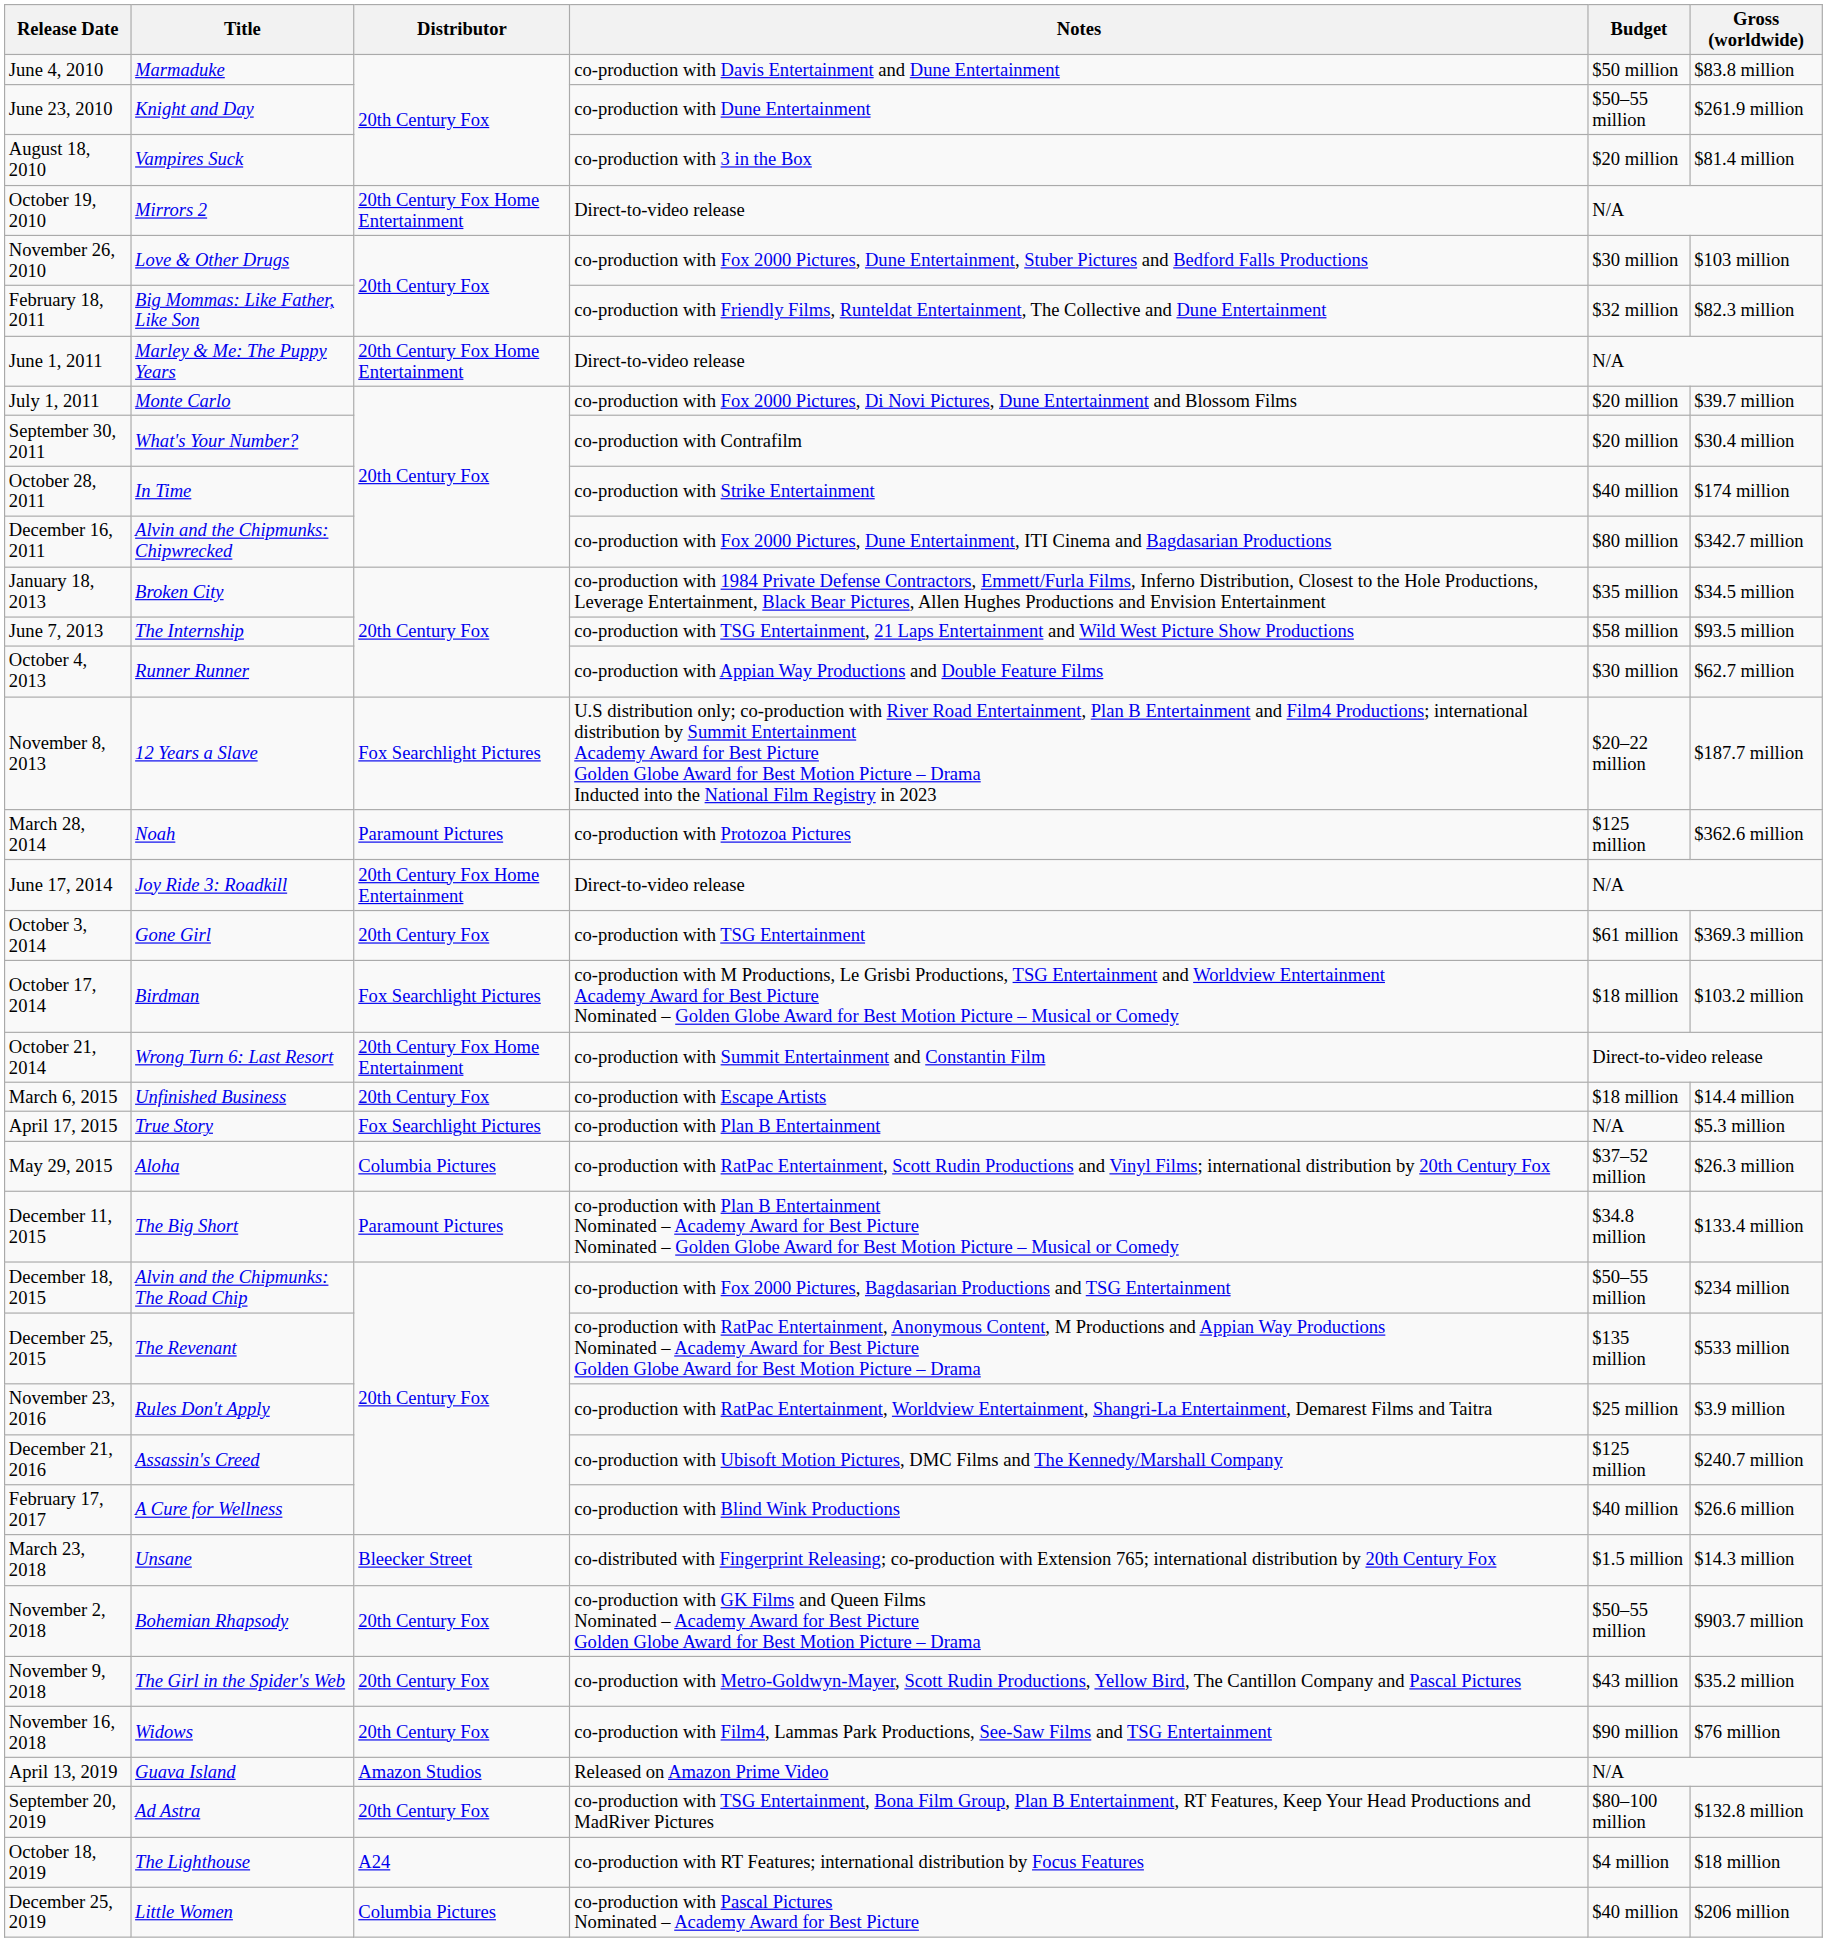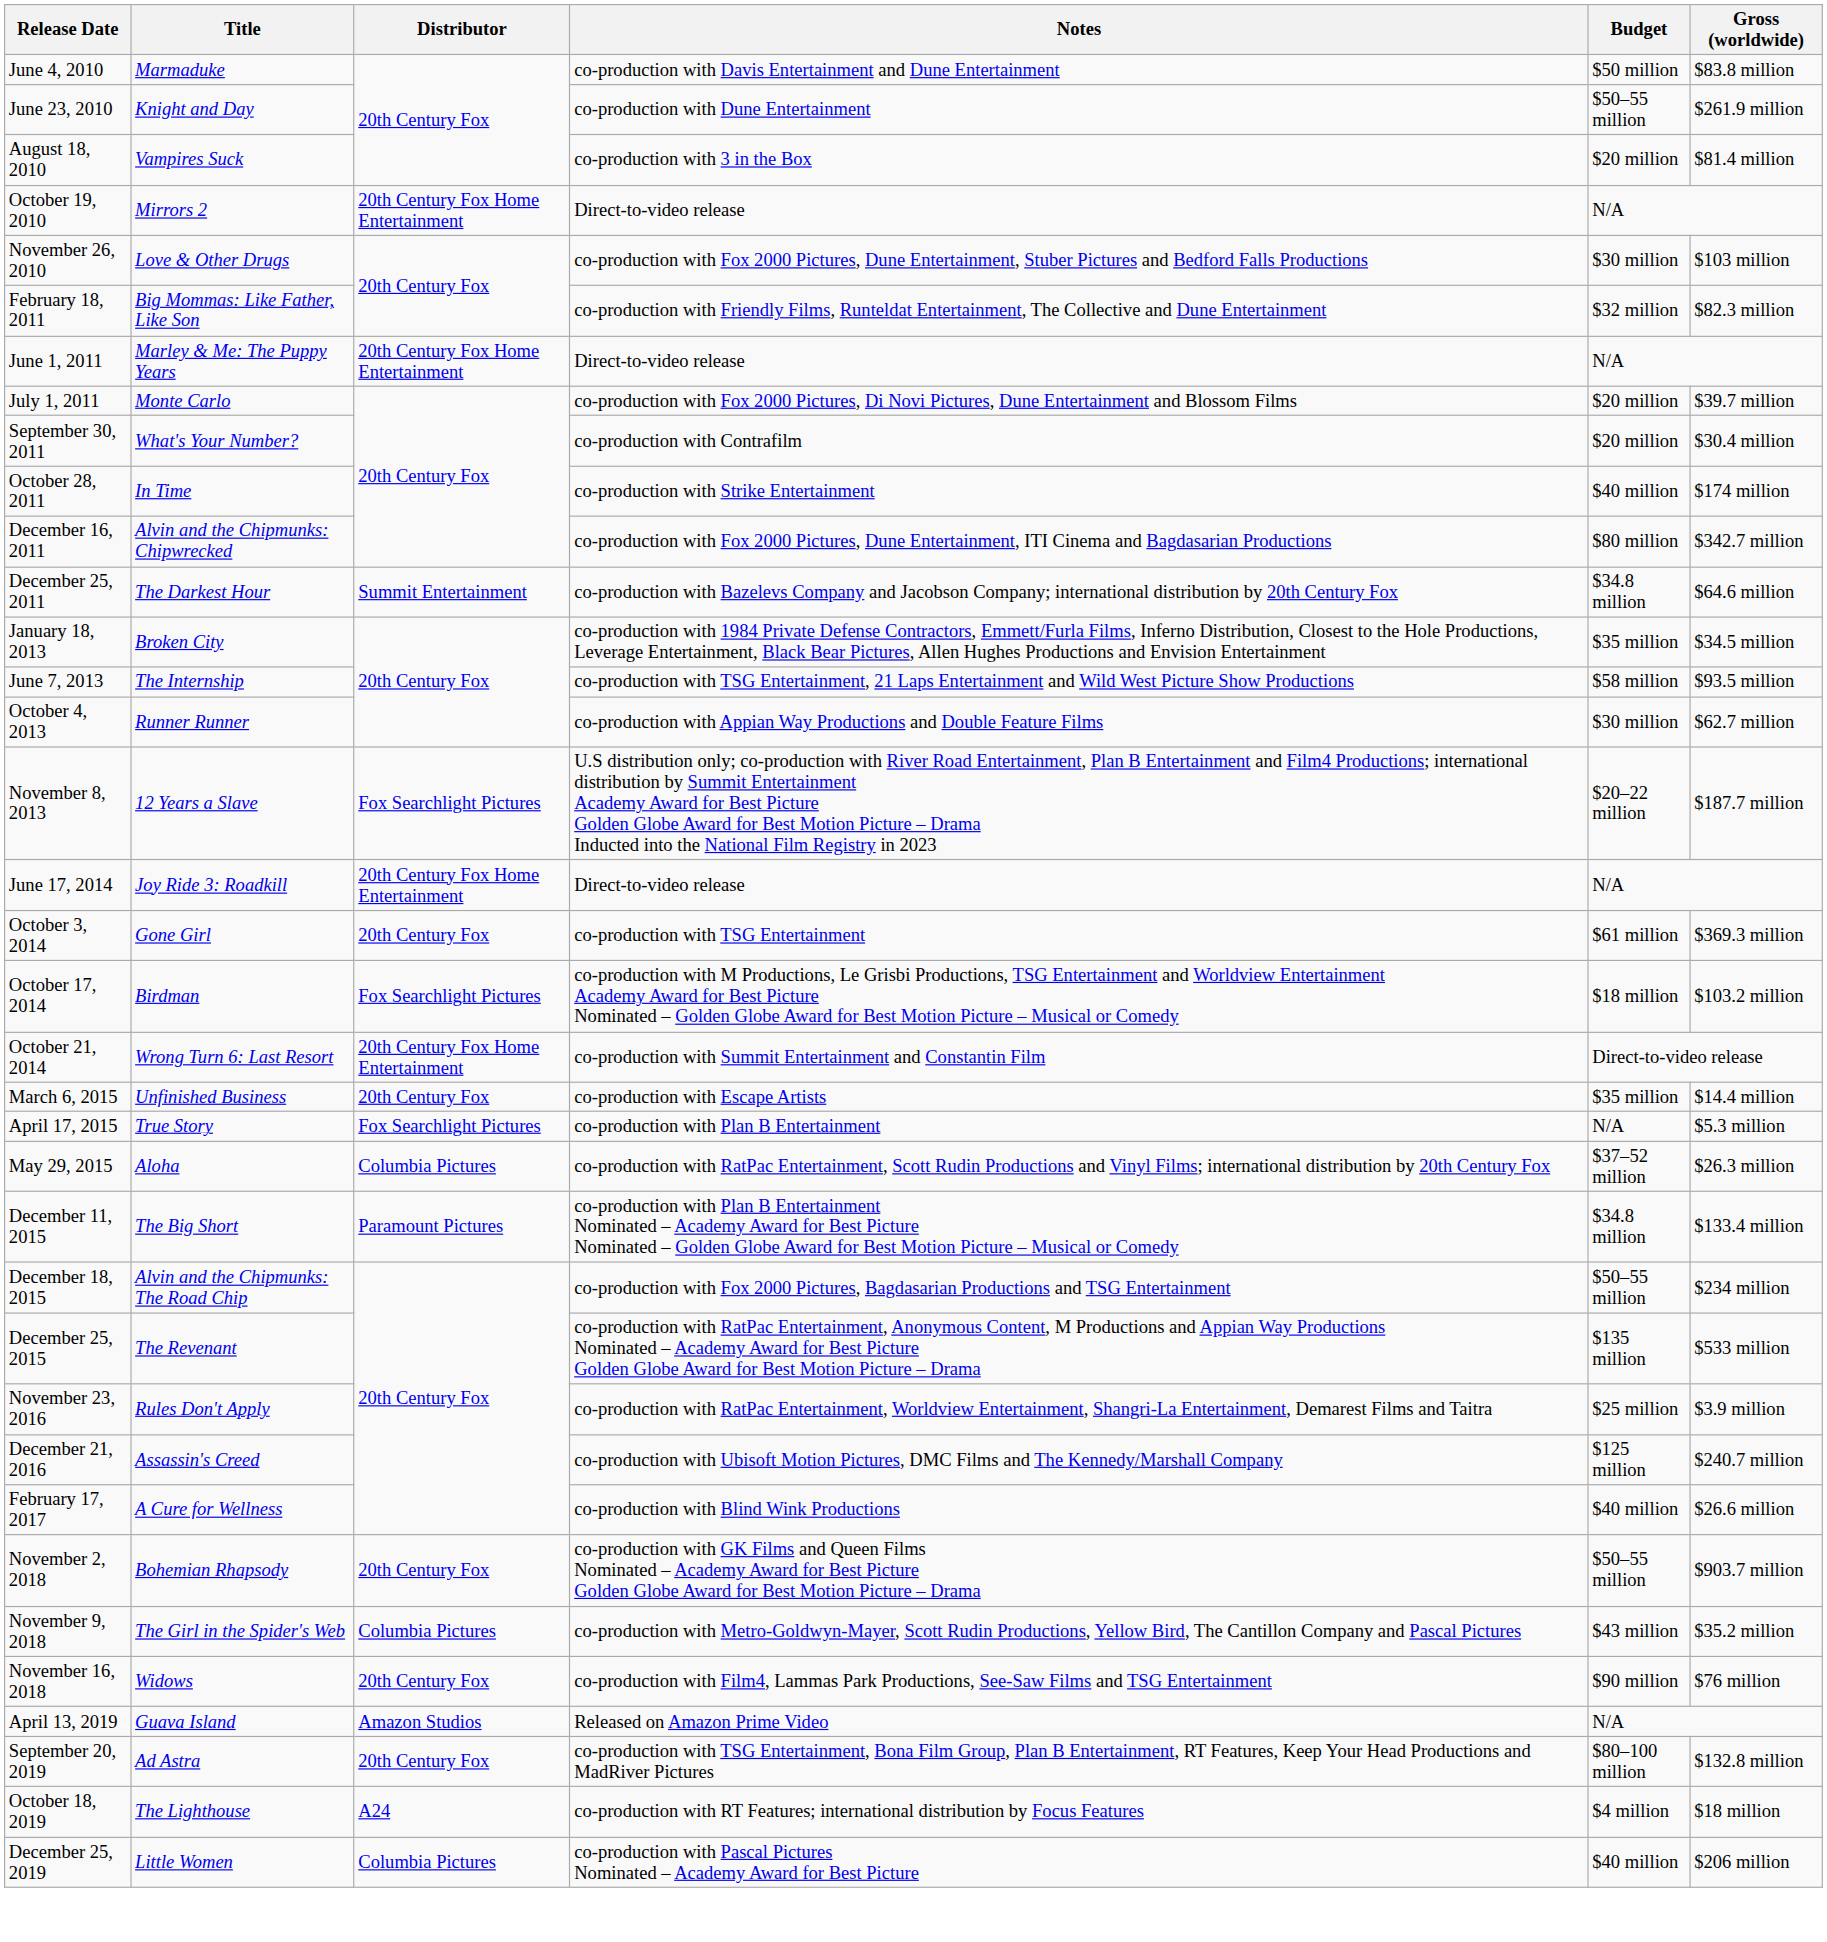+ row: (61, 591)
- row: (47, 834)
(1635, 1096) $18 million -> (1635, 1096) $35 million
- row: (47, 1559)
(424, 1681) 20th Century Fox -> (427, 1631) Columbia Pictures
